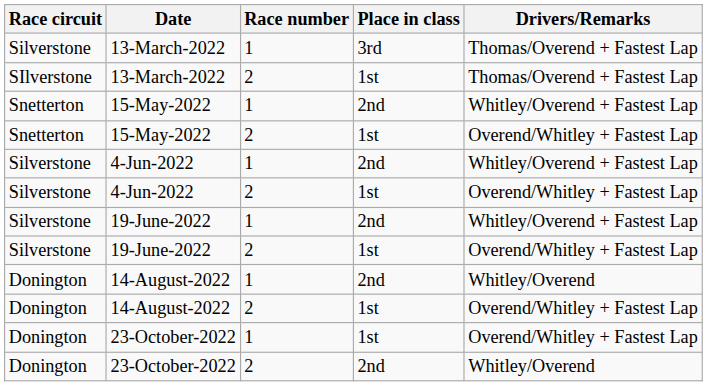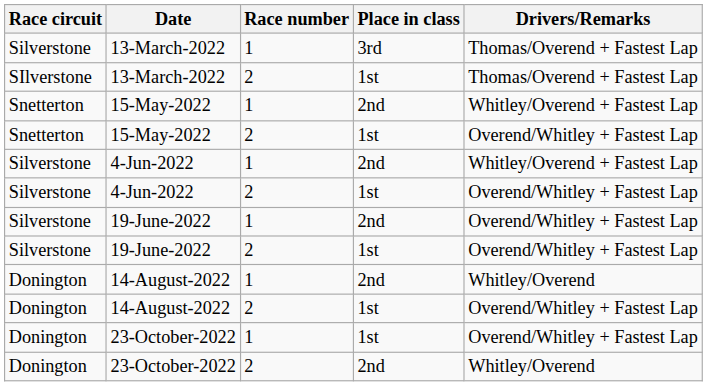(583, 221) Whitley/Overend + Fastest Lap -> (583, 221) Overend/Whitley + Fastest Lap
